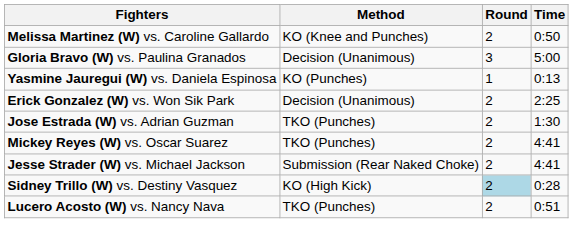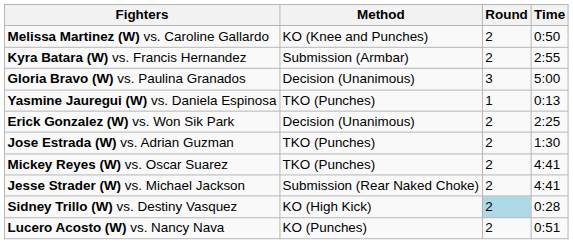+ row: (127, 57)
(325, 79) KO (Punches) -> (329, 100) TKO (Punches)
(329, 206) TKO (Punches) -> (325, 228) KO (Punches)
